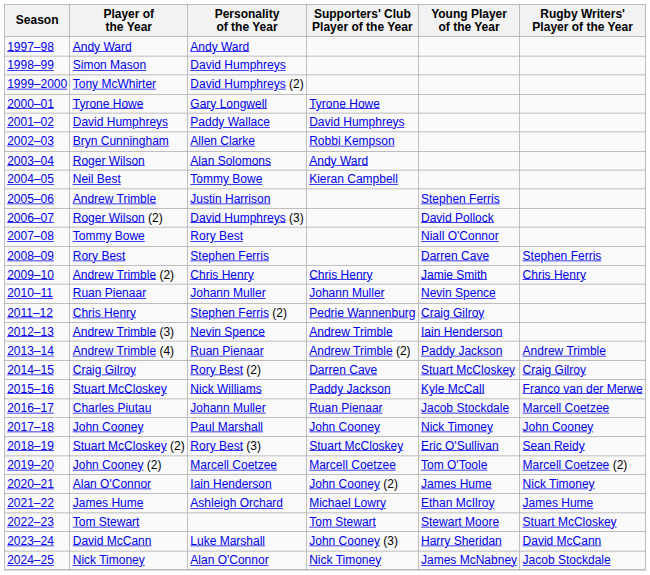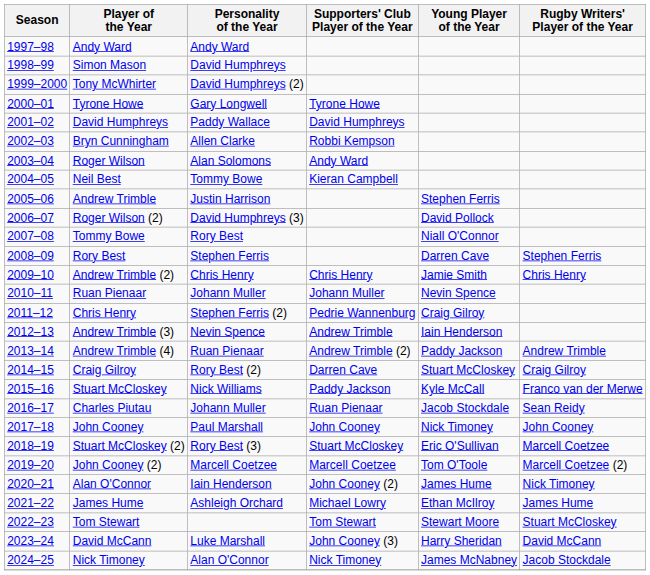(566, 408) Marcell Coetzee -> (554, 408) Sean Reidy
(554, 446) Sean Reidy -> (566, 446) Marcell Coetzee
